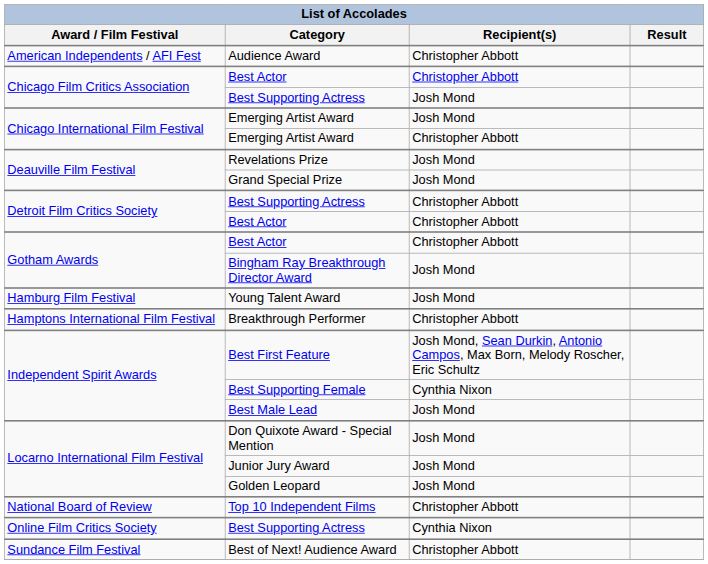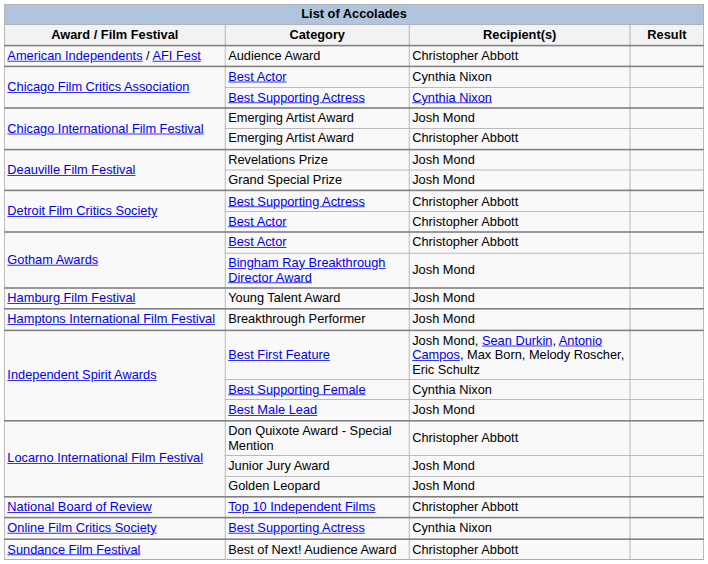(465, 77) Christopher Abbott -> (452, 77) Cynthia Nixon
(444, 97) Josh Mond -> (452, 97) Cynthia Nixon
(465, 319) Christopher Abbott -> (444, 319) Josh Mond
(444, 438) Josh Mond -> (465, 438) Christopher Abbott
